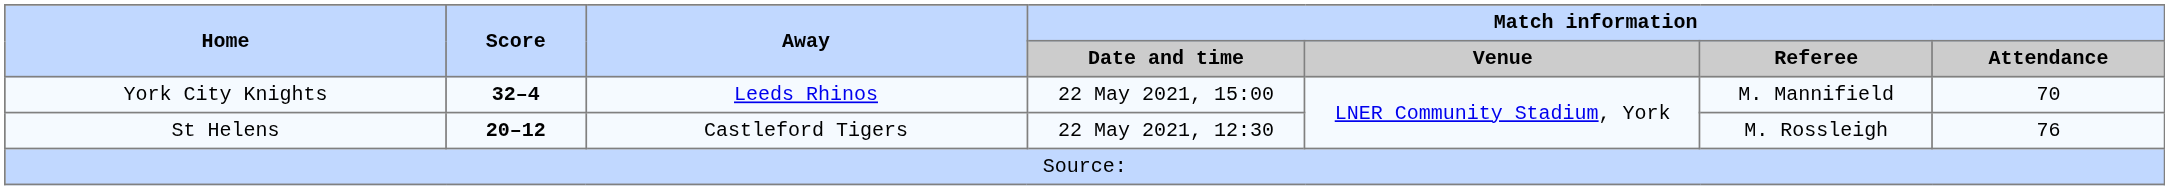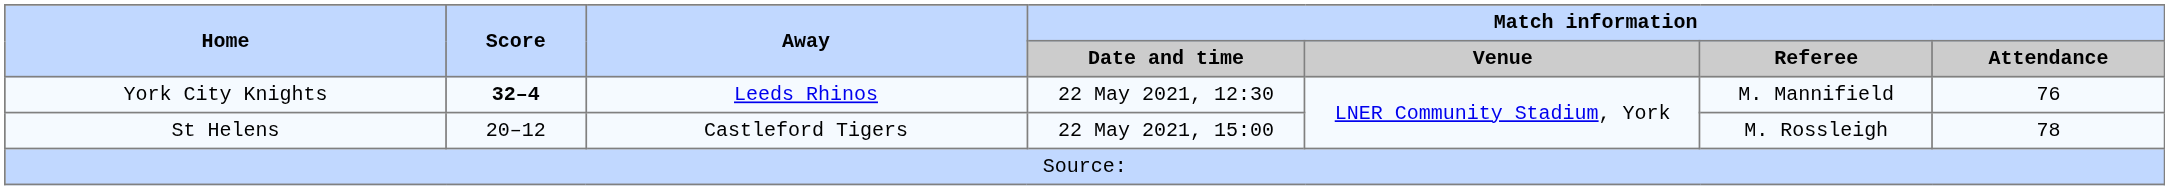(1166, 95) 22 May 2021, 15:00 -> (1166, 95) 22 May 2021, 12:30
(2048, 95) 70 -> (2048, 95) 76
(516, 131) bold -> (516, 131) normal
(1166, 131) 22 May 2021, 12:30 -> (1166, 131) 22 May 2021, 15:00
(2048, 131) 76 -> (2048, 131) 78
